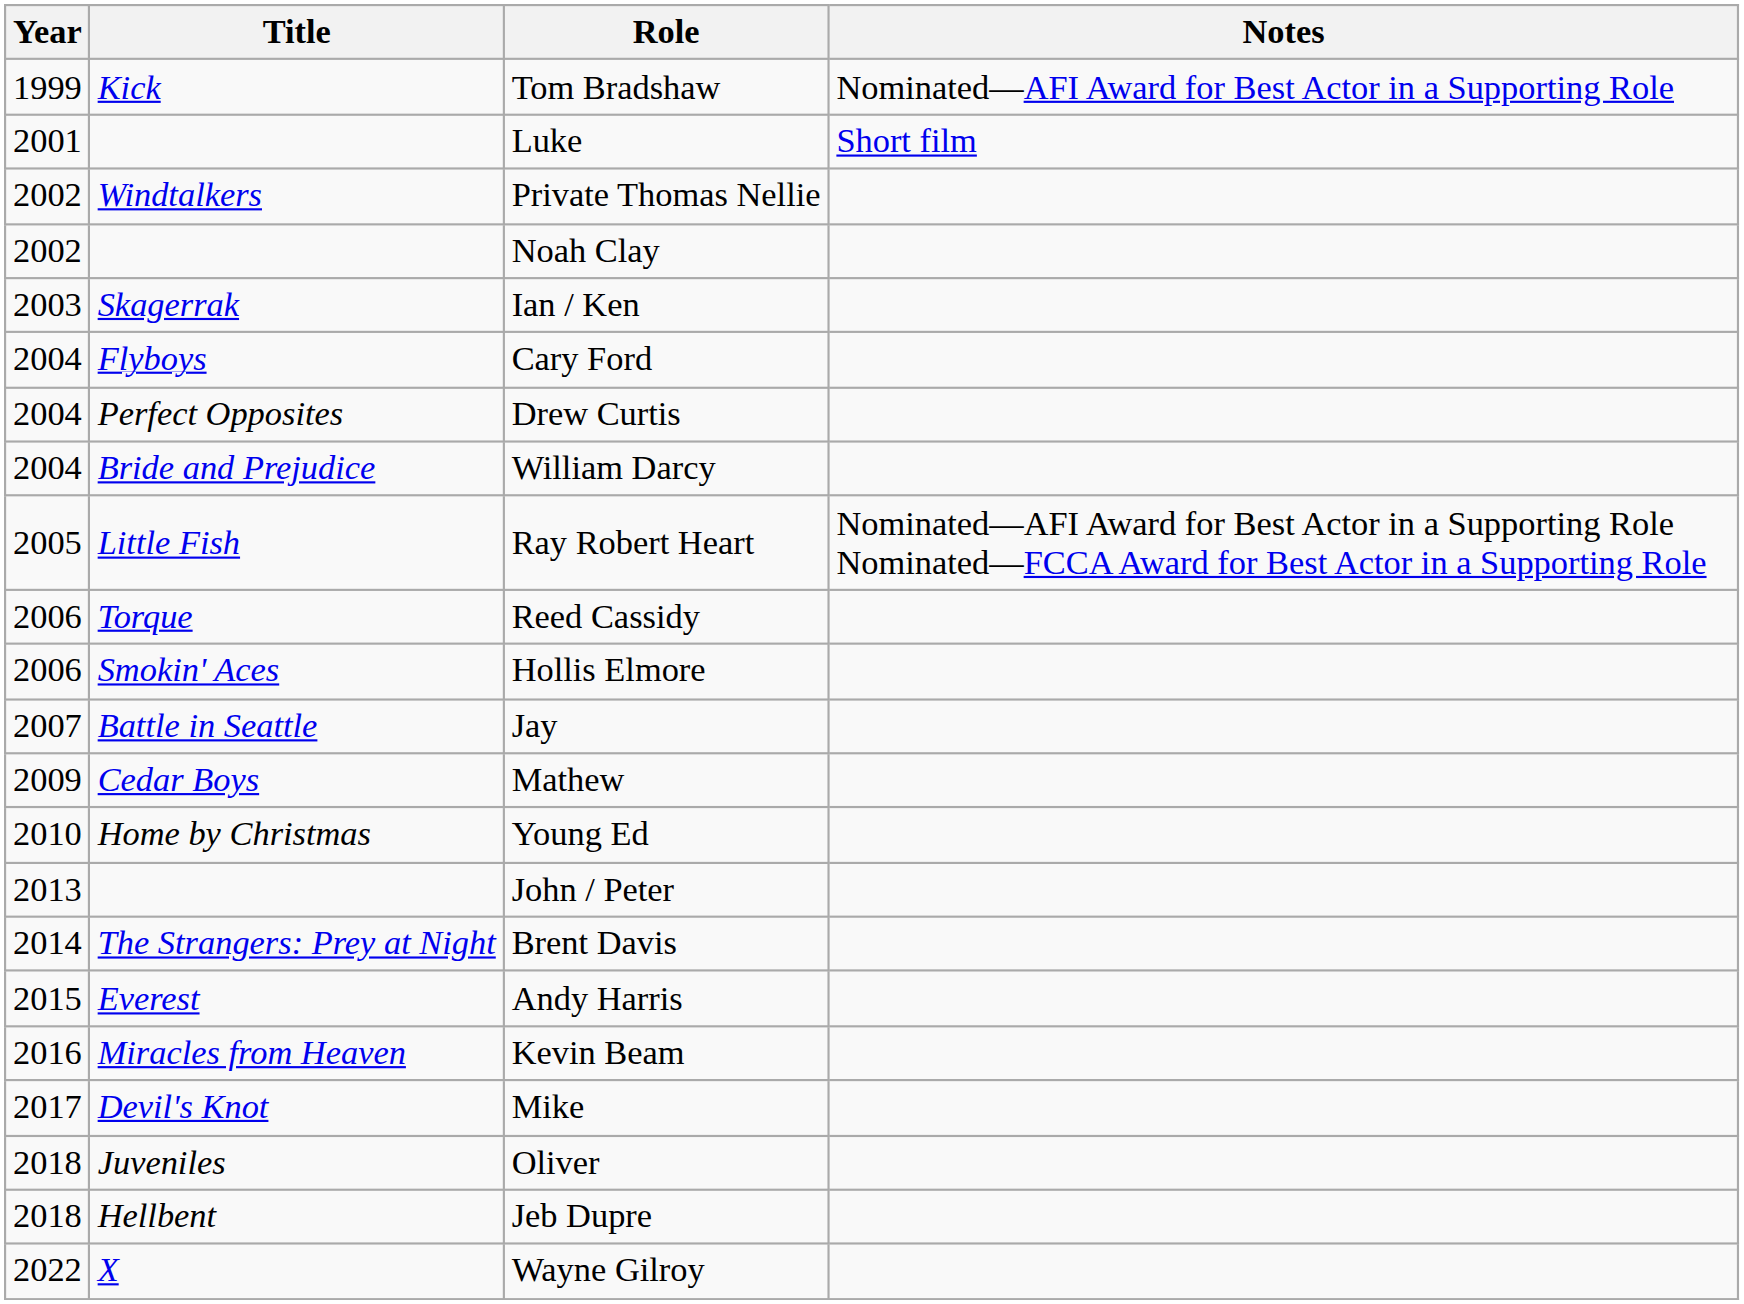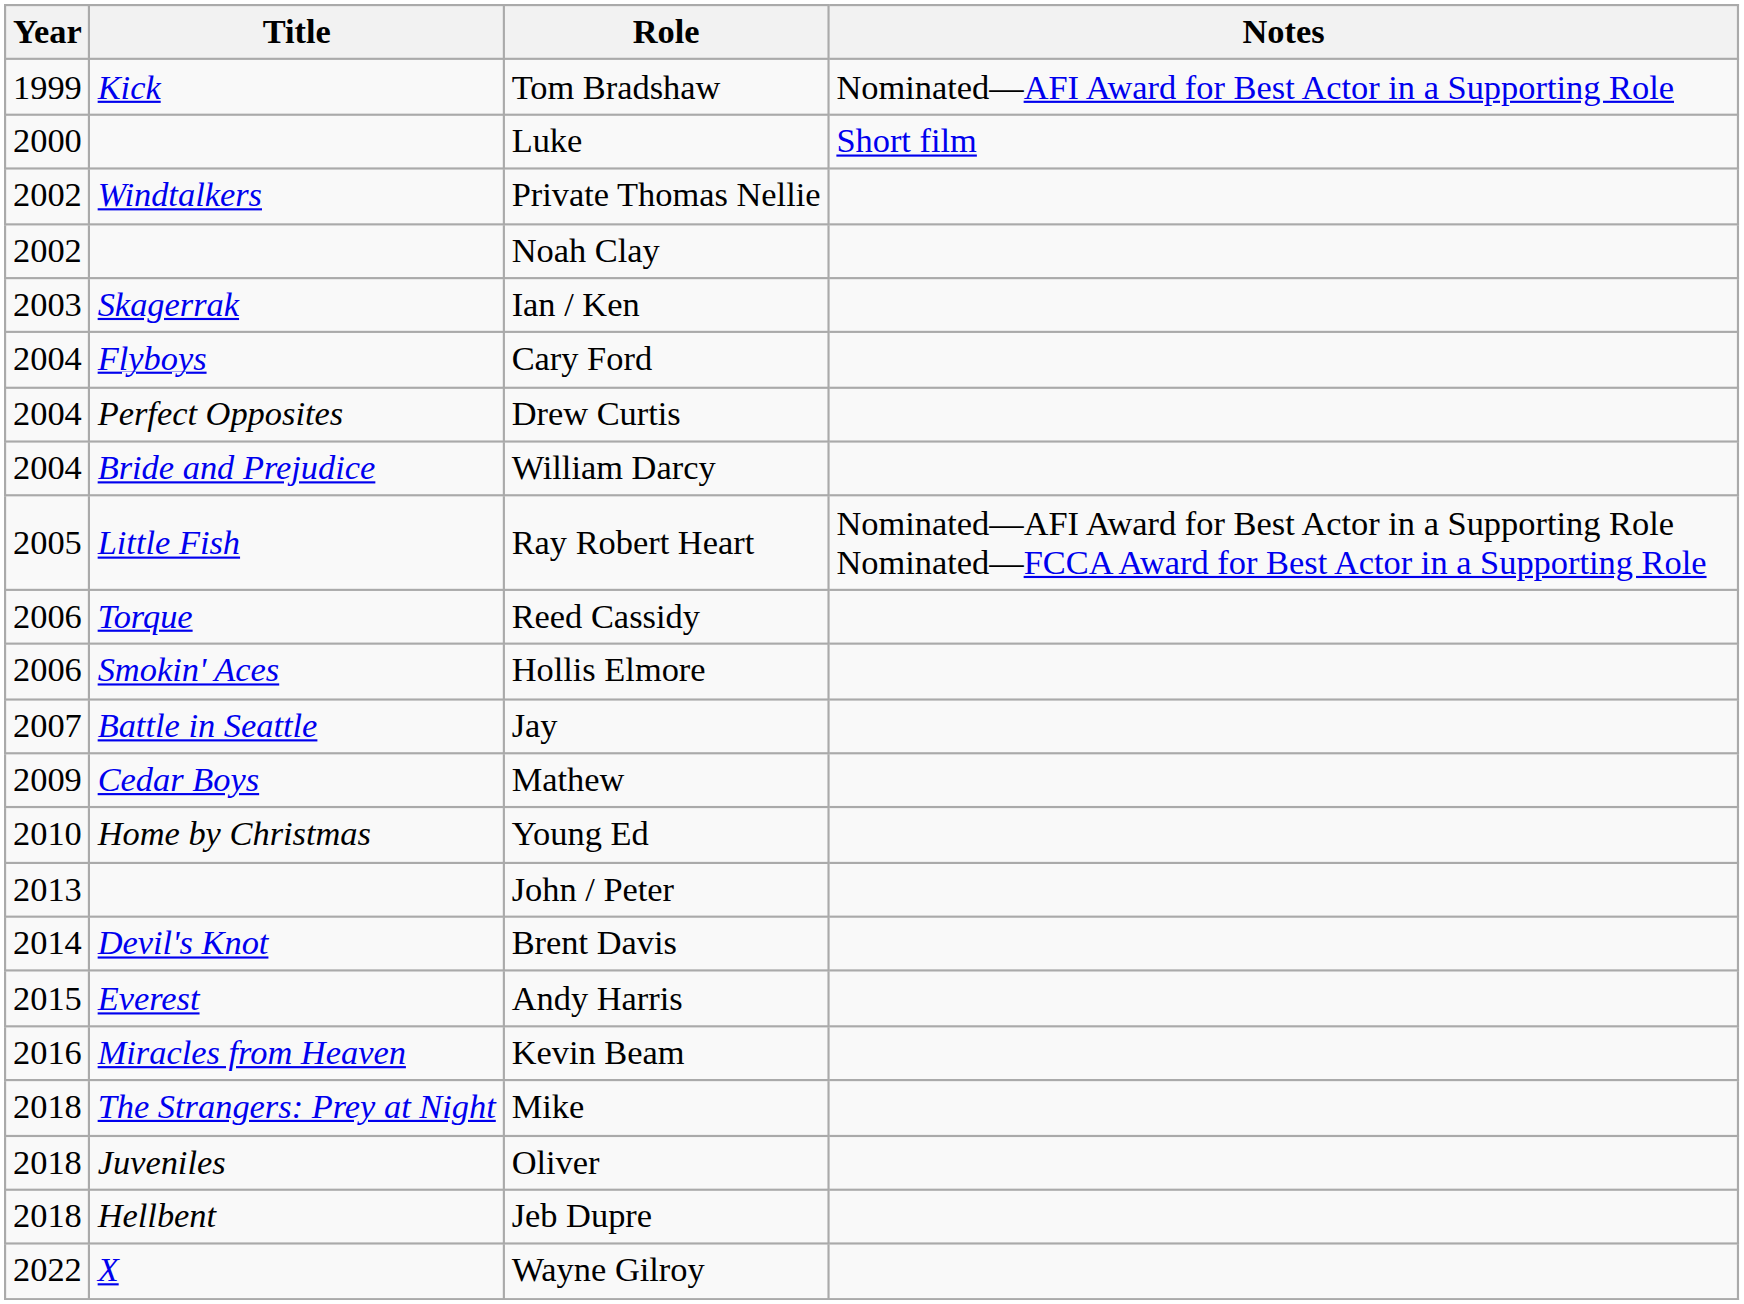(47, 140) 2001 -> (47, 140) 2000
(297, 943) The Strangers: Prey at Night -> (183, 943) Devil's Knot
(47, 1107) 2017 -> (47, 1107) 2018
(183, 1107) Devil's Knot -> (297, 1107) The Strangers: Prey at Night
